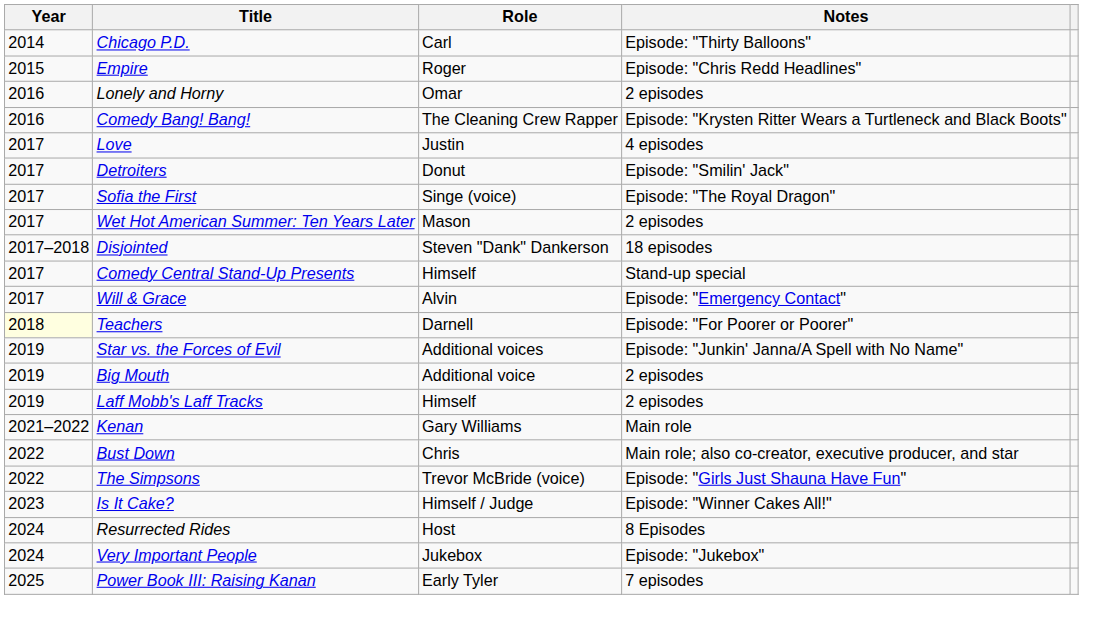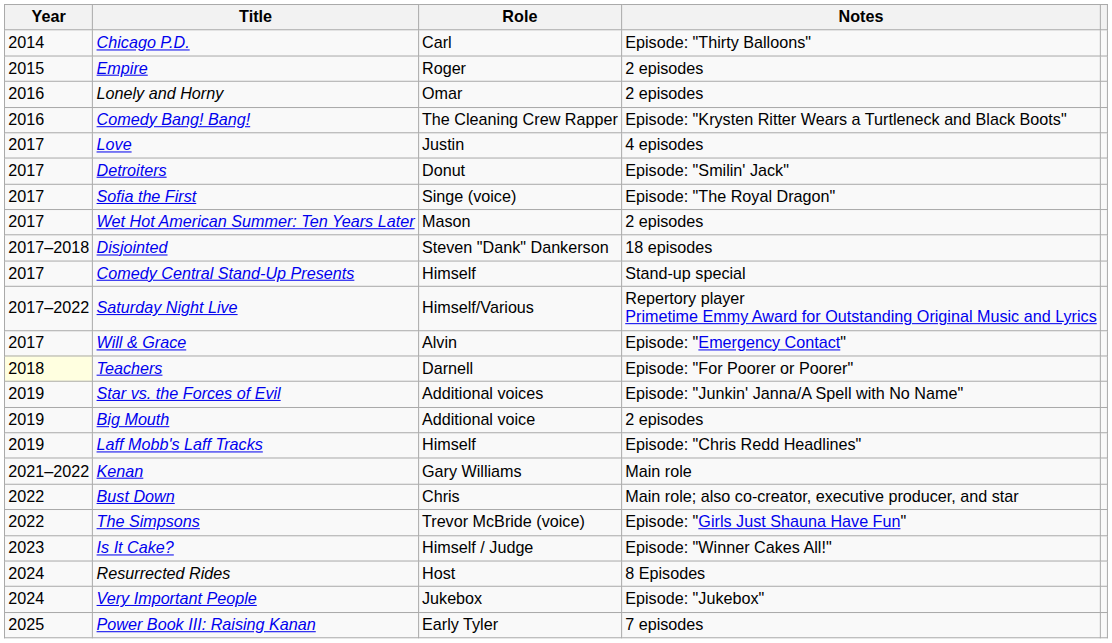(743, 68) Episode: "Chris Redd Headlines" -> (664, 68) 2 episodes
+ row: (167, 308)
(664, 401) 2 episodes -> (743, 445) Episode: "Chris Redd Headlines"
